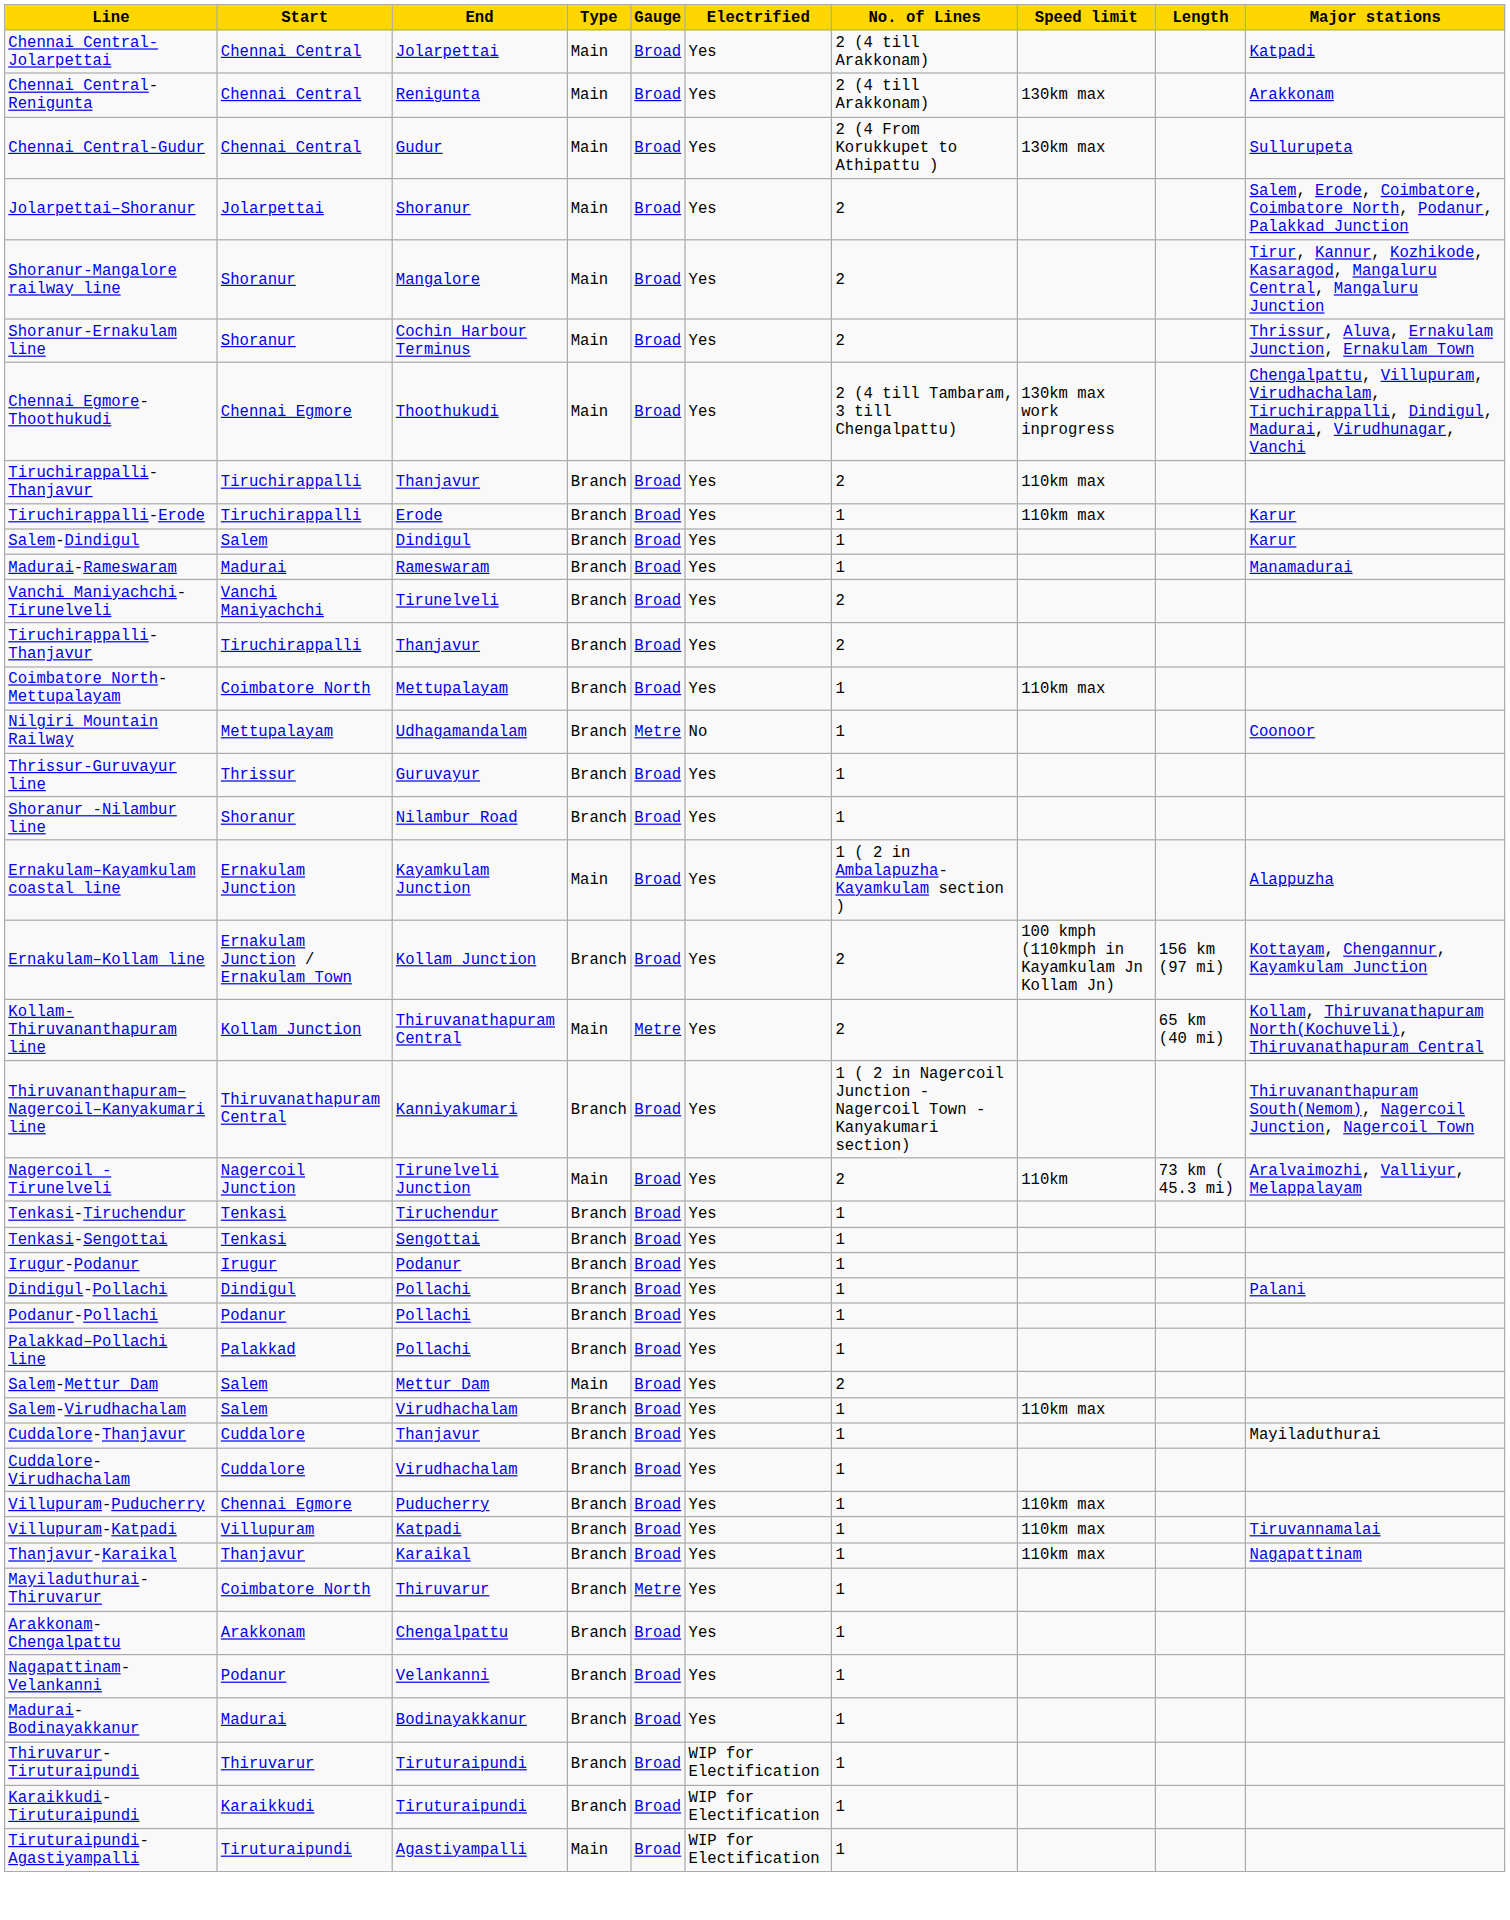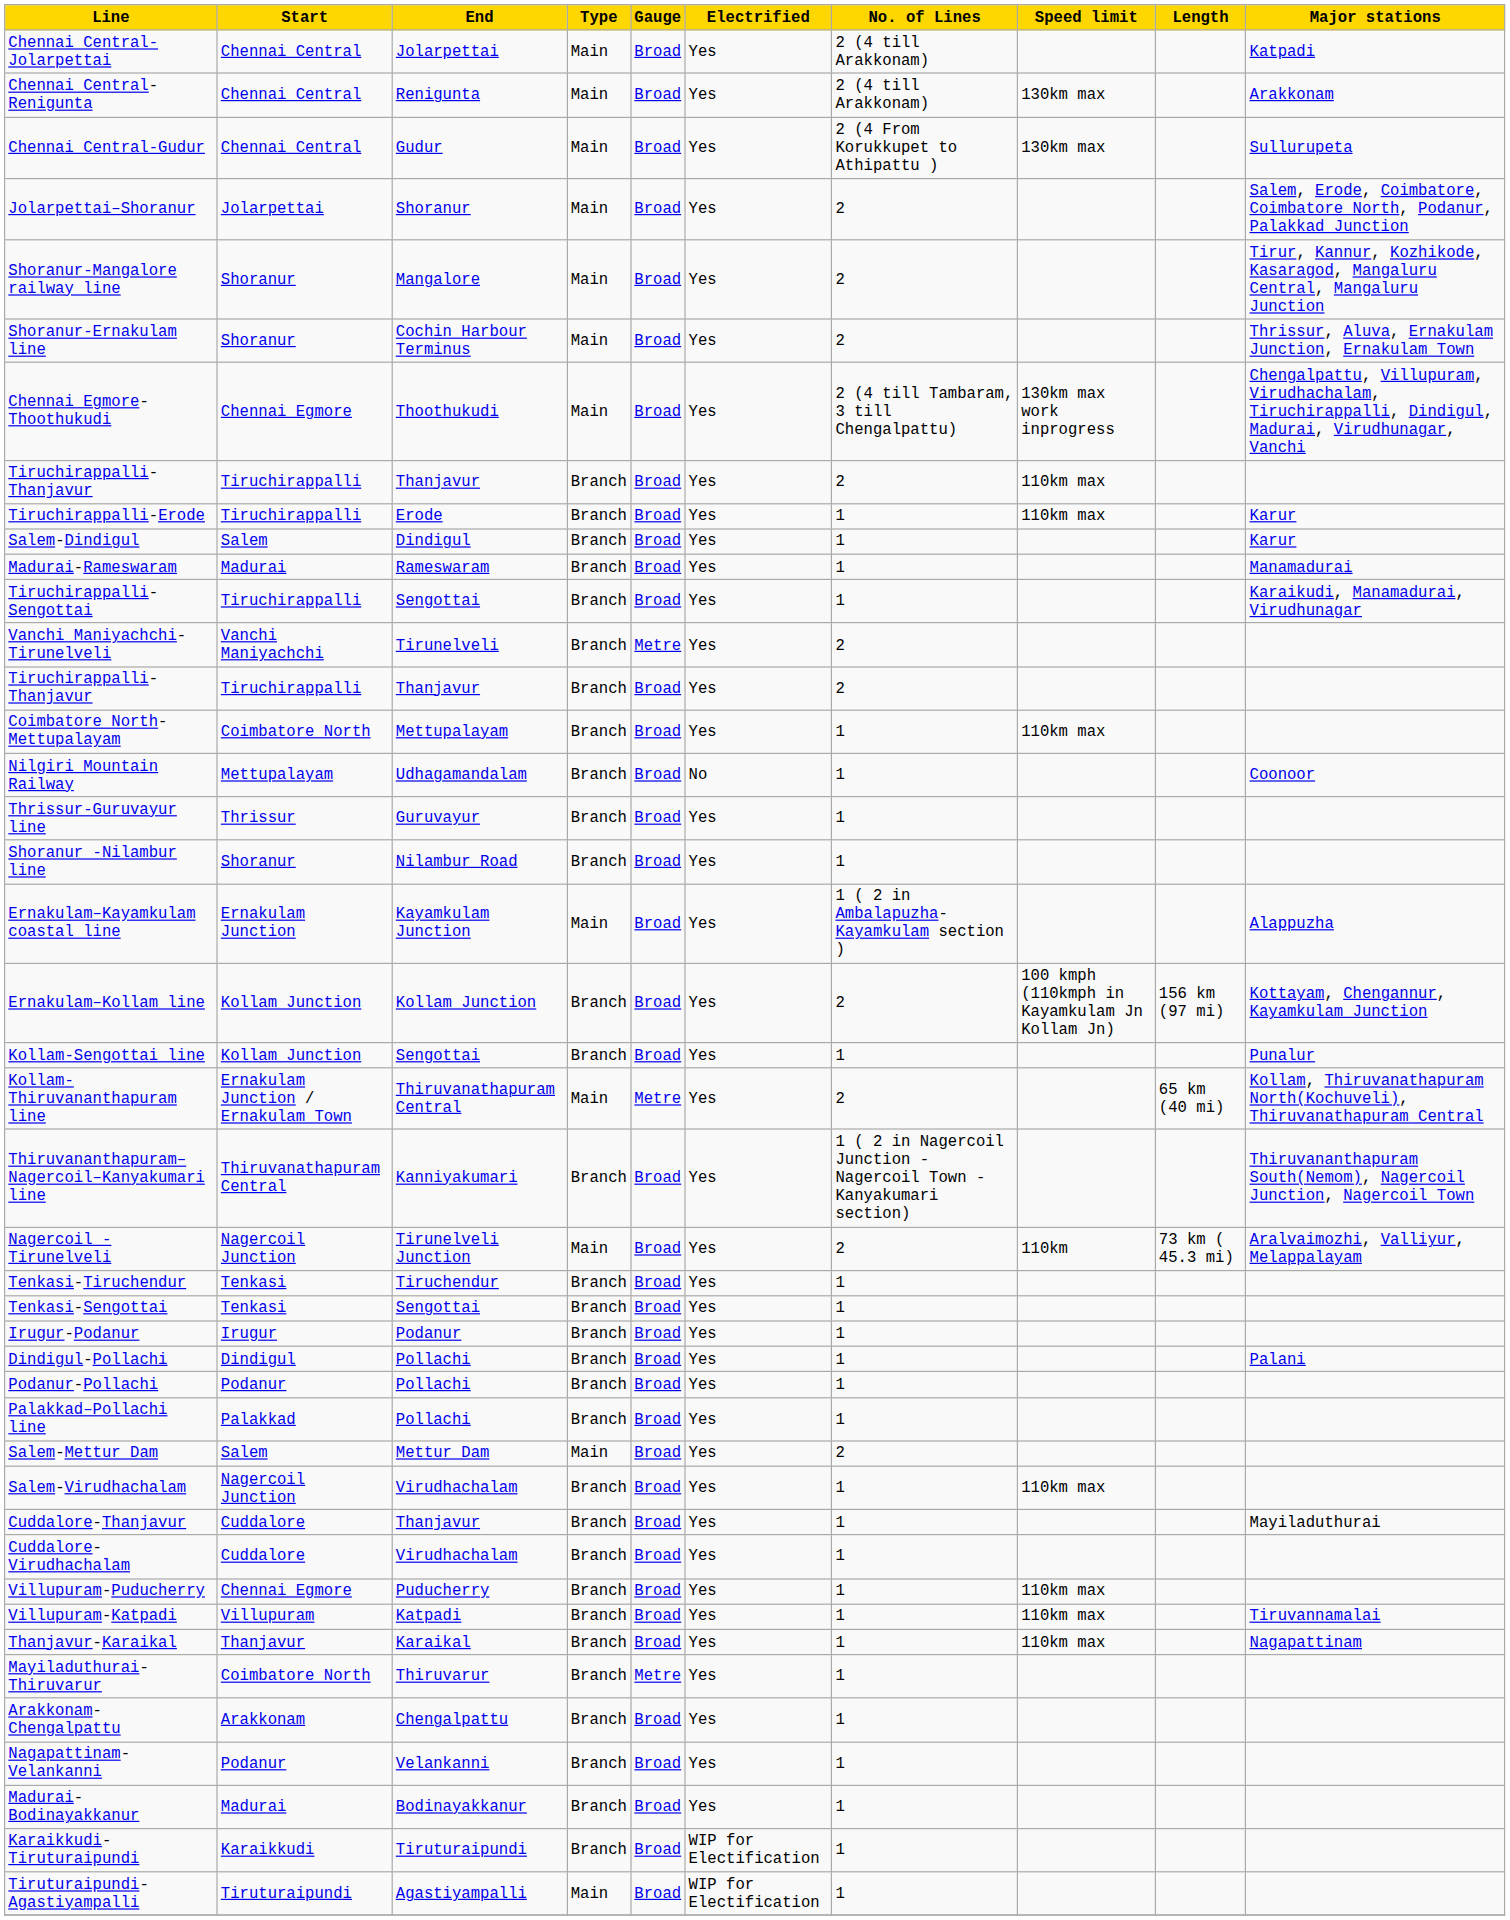+ row: (83, 601)
(658, 601) Broad -> (658, 645) Metre
(658, 732) Metre -> (658, 775) Broad
(286, 959) Ernakulam Junction / Ernakulam Town -> (291, 1003) Kollam Junction
+ row: (107, 1055)
(291, 1030) Kollam Junction -> (286, 1099) Ernakulam Junction / Ernakulam Town
(244, 1410) Salem -> (263, 1488) Nagercoil Junction
- row: (74, 1763)
